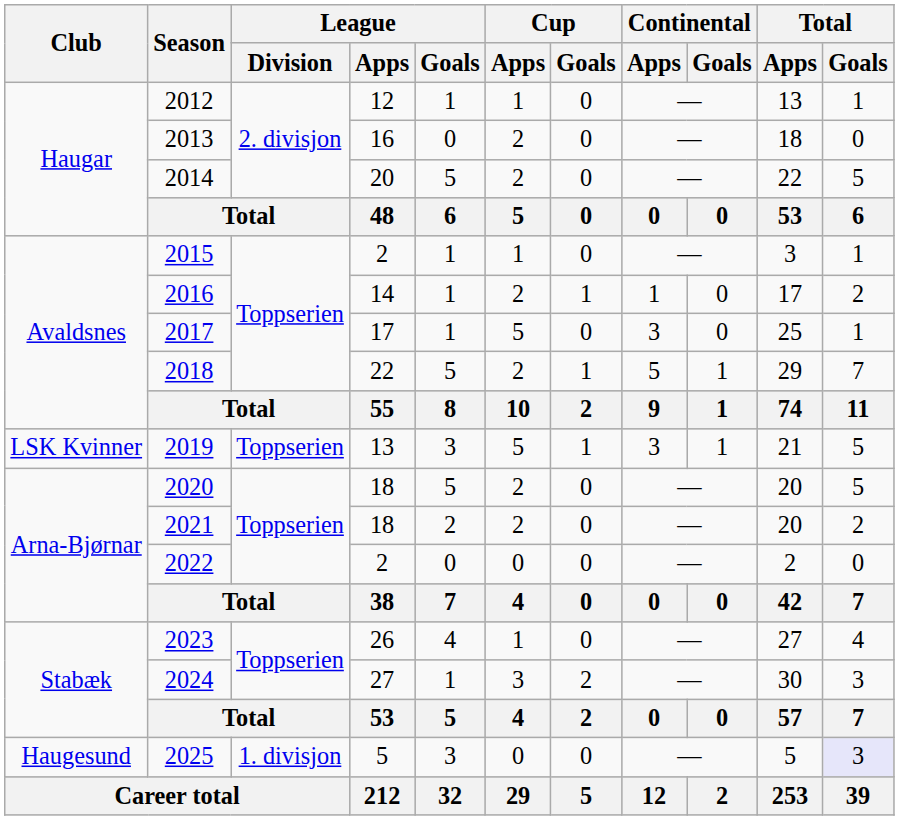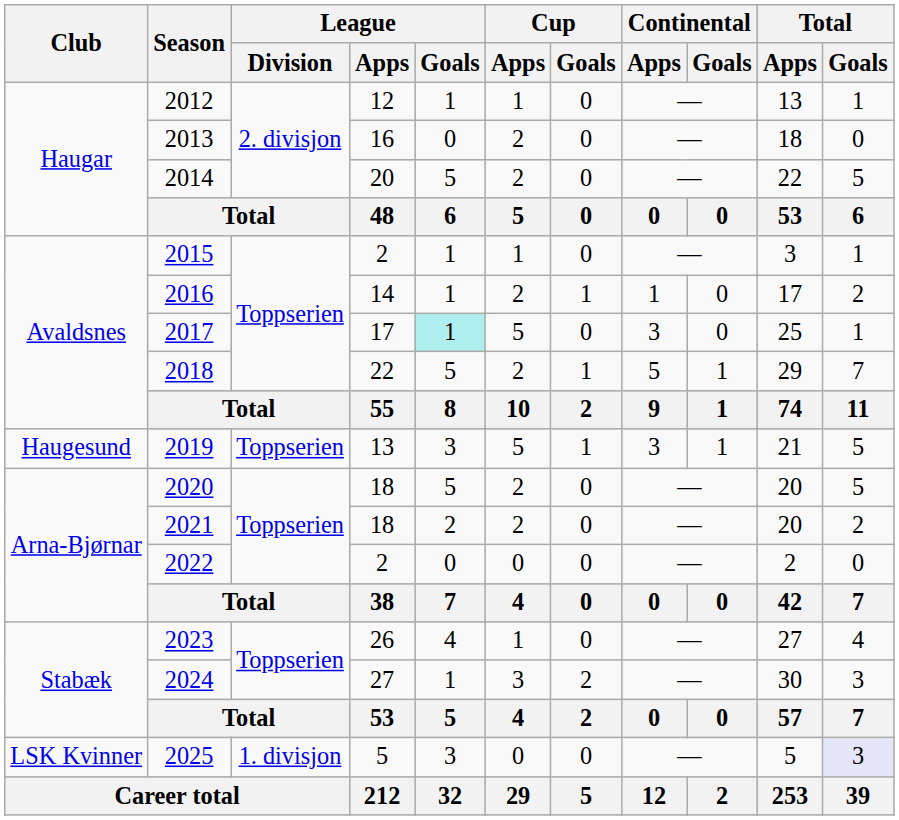(450, 332) no background -> (450, 332) paleturquoise background
(76, 448) LSK Kvinner -> (76, 448) Haugesund
(76, 756) Haugesund -> (76, 756) LSK Kvinner
